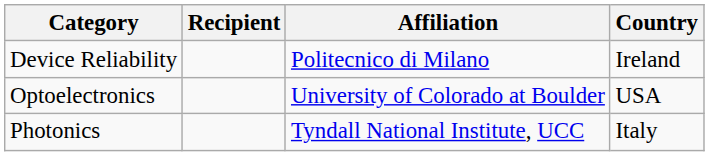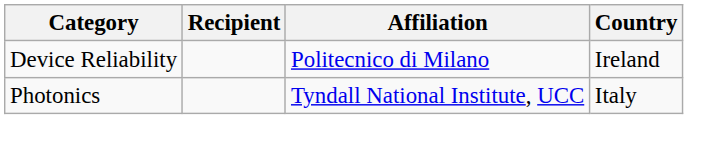- row: (82, 95)
